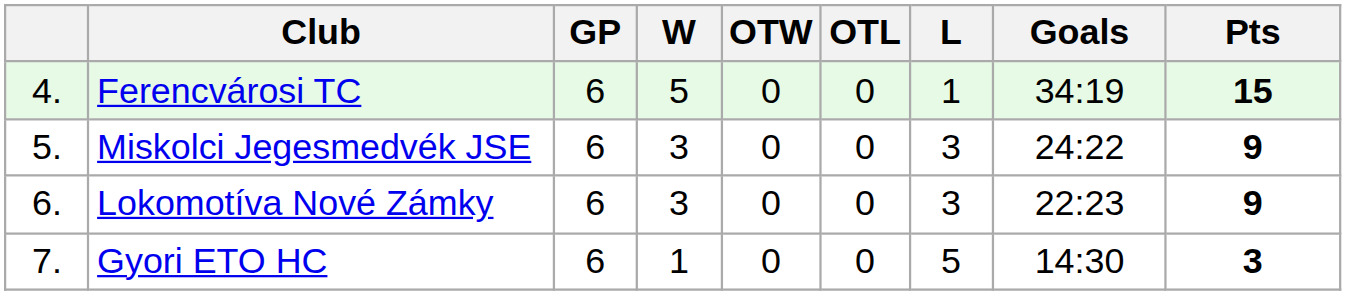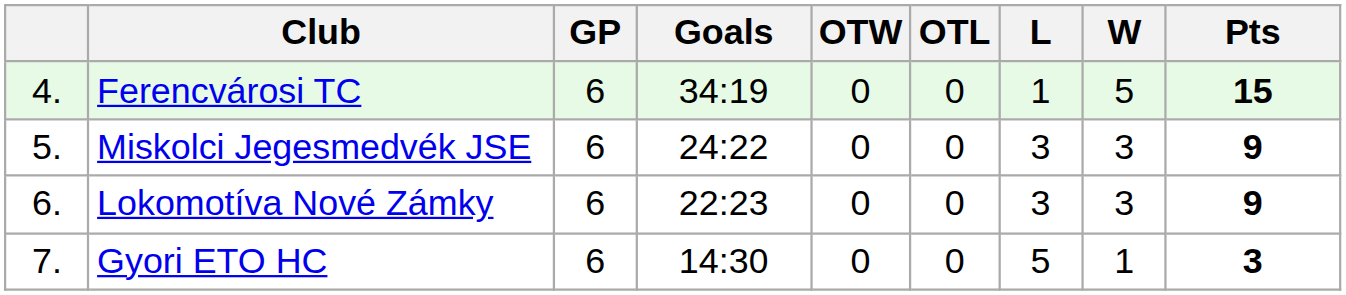columns swapped: (679, 32) <-> (1080, 32)
